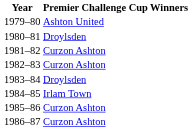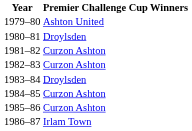(67, 93) Irlam Town -> (74, 93) Curzon Ashton
(74, 122) Curzon Ashton -> (67, 122) Irlam Town
